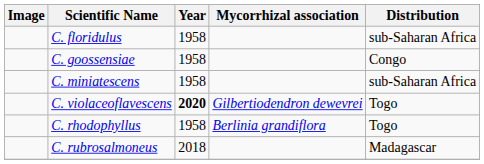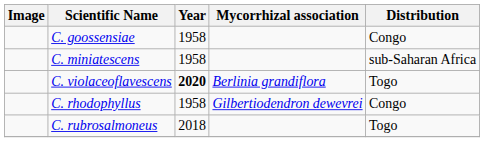- row: (86, 37)
(288, 103) Gilbertiodendron dewevrei -> (269, 81) Berlinia grandiflora
(269, 125) Berlinia grandiflora -> (288, 103) Gilbertiodendron dewevrei
(383, 125) Togo -> (388, 103) Congo
(403, 147) Madagascar -> (383, 125) Togo
